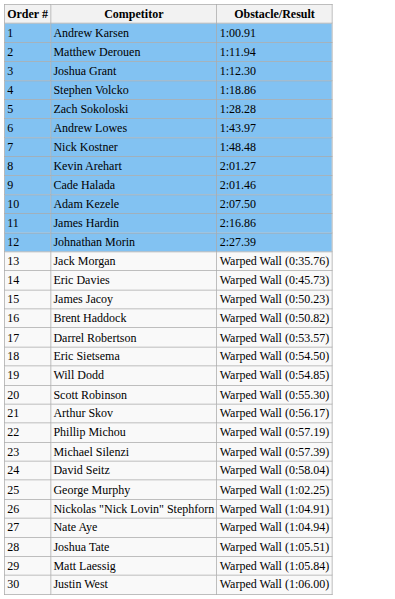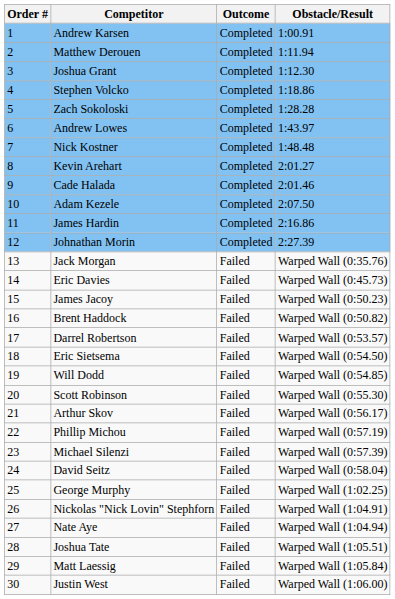+ column: (246, 14)
